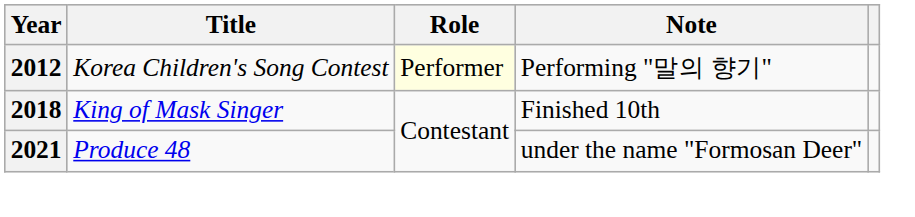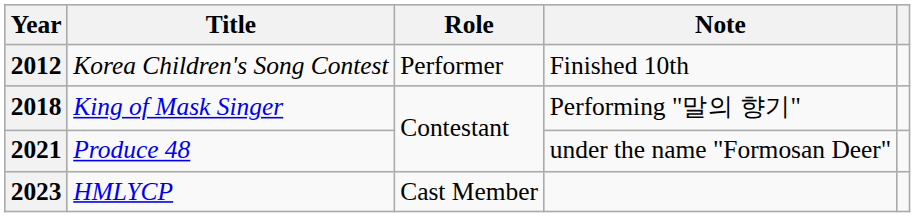(452, 67) lightyellow background -> (452, 65) no background
(646, 66) Performing "말의 향기" -> (619, 65) Finished 10th
(590, 110) Finished 10th -> (675, 106) Performing "말의 향기"
+ row: (36, 190)
